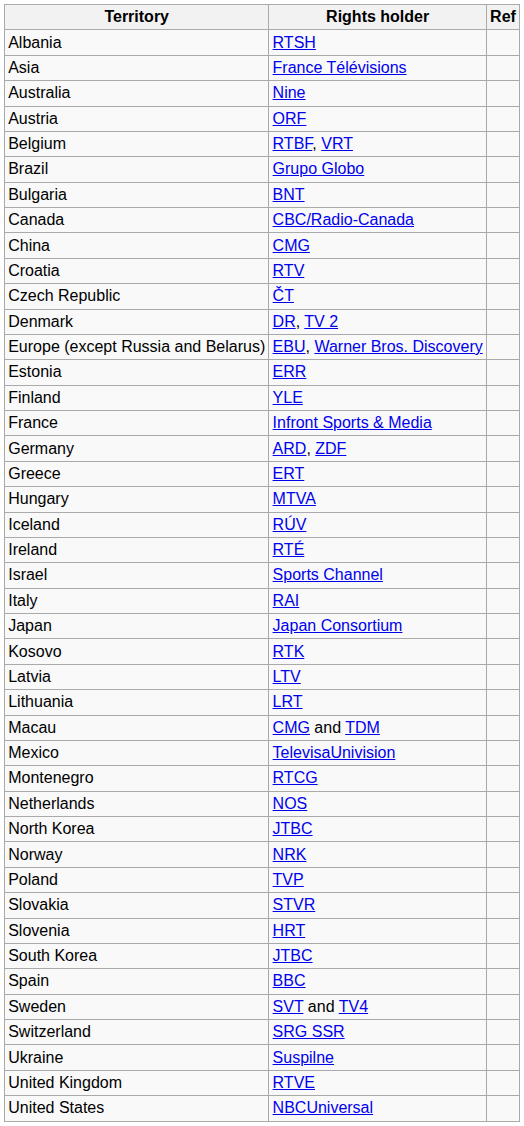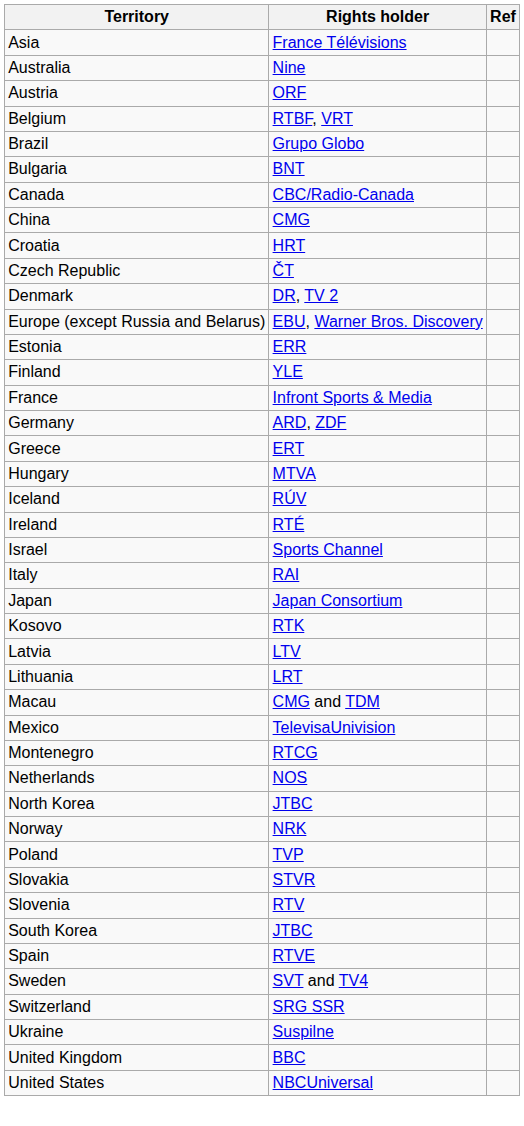- row: (35, 42)
(288, 270) RTV -> (289, 245) HRT
(289, 930) HRT -> (288, 905) RTV
(289, 981) BBC -> (294, 956) RTVE
(294, 1082) RTVE -> (289, 1057) BBC
